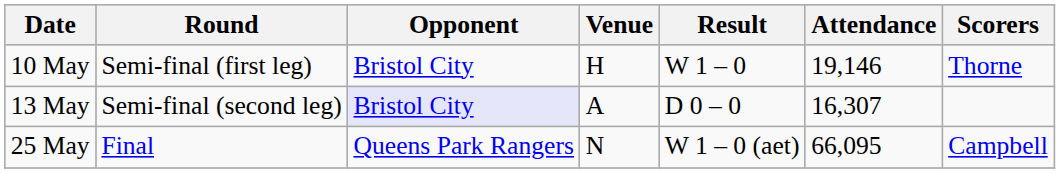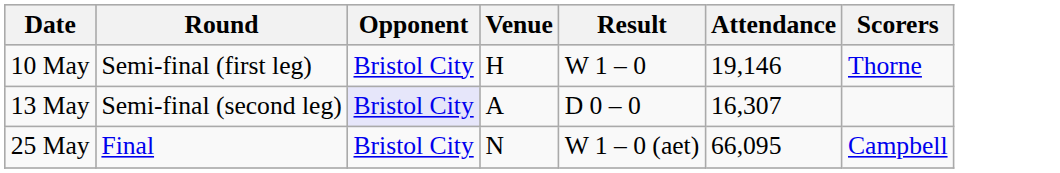(464, 146) Queens Park Rangers -> (414, 146) Bristol City
